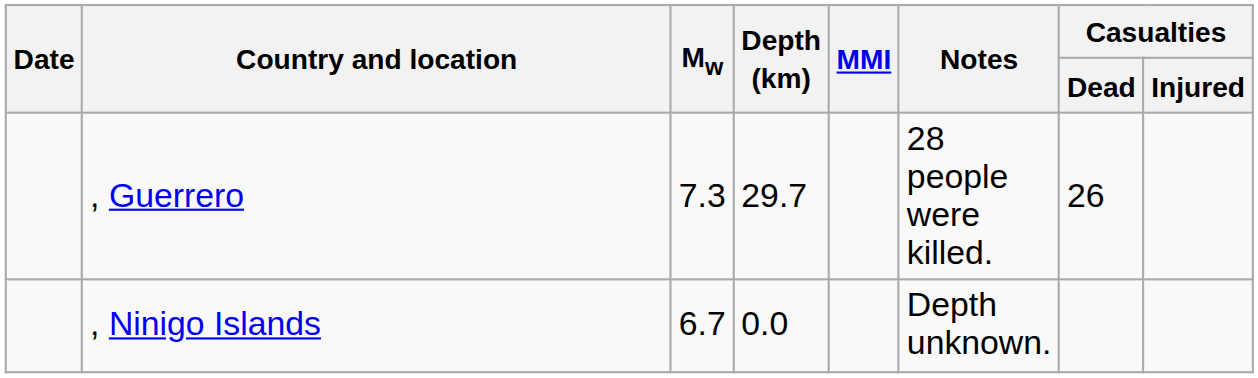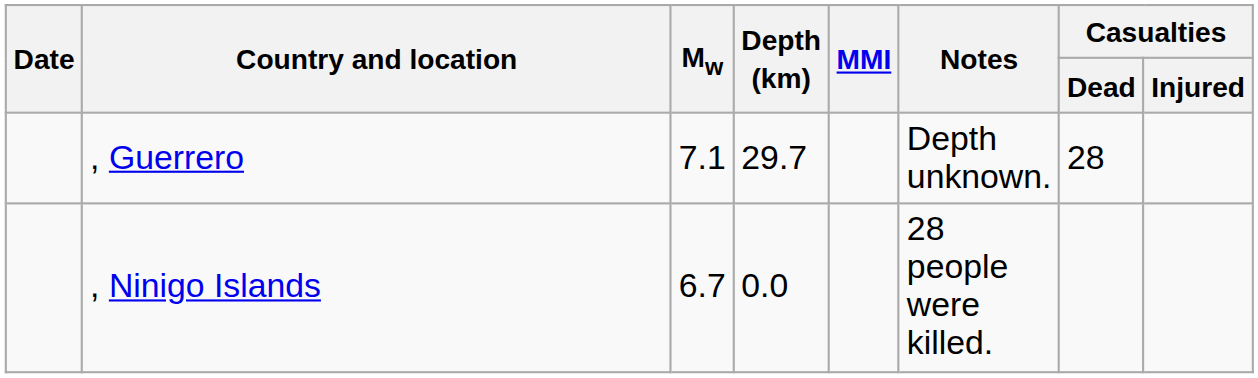(702, 195) 7.3 -> (702, 157) 7.1
(958, 195) 28 people were killed. -> (979, 157) Depth unknown.
(1086, 195) 26 -> (1086, 157) 28
(979, 324) Depth unknown. -> (958, 286) 28 people were killed.
